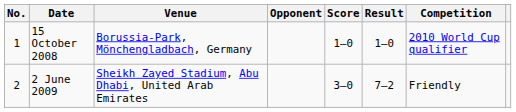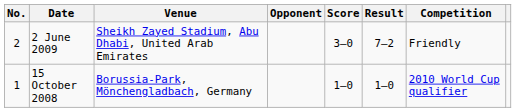rows swapped: (54, 43) <-> (51, 86)
